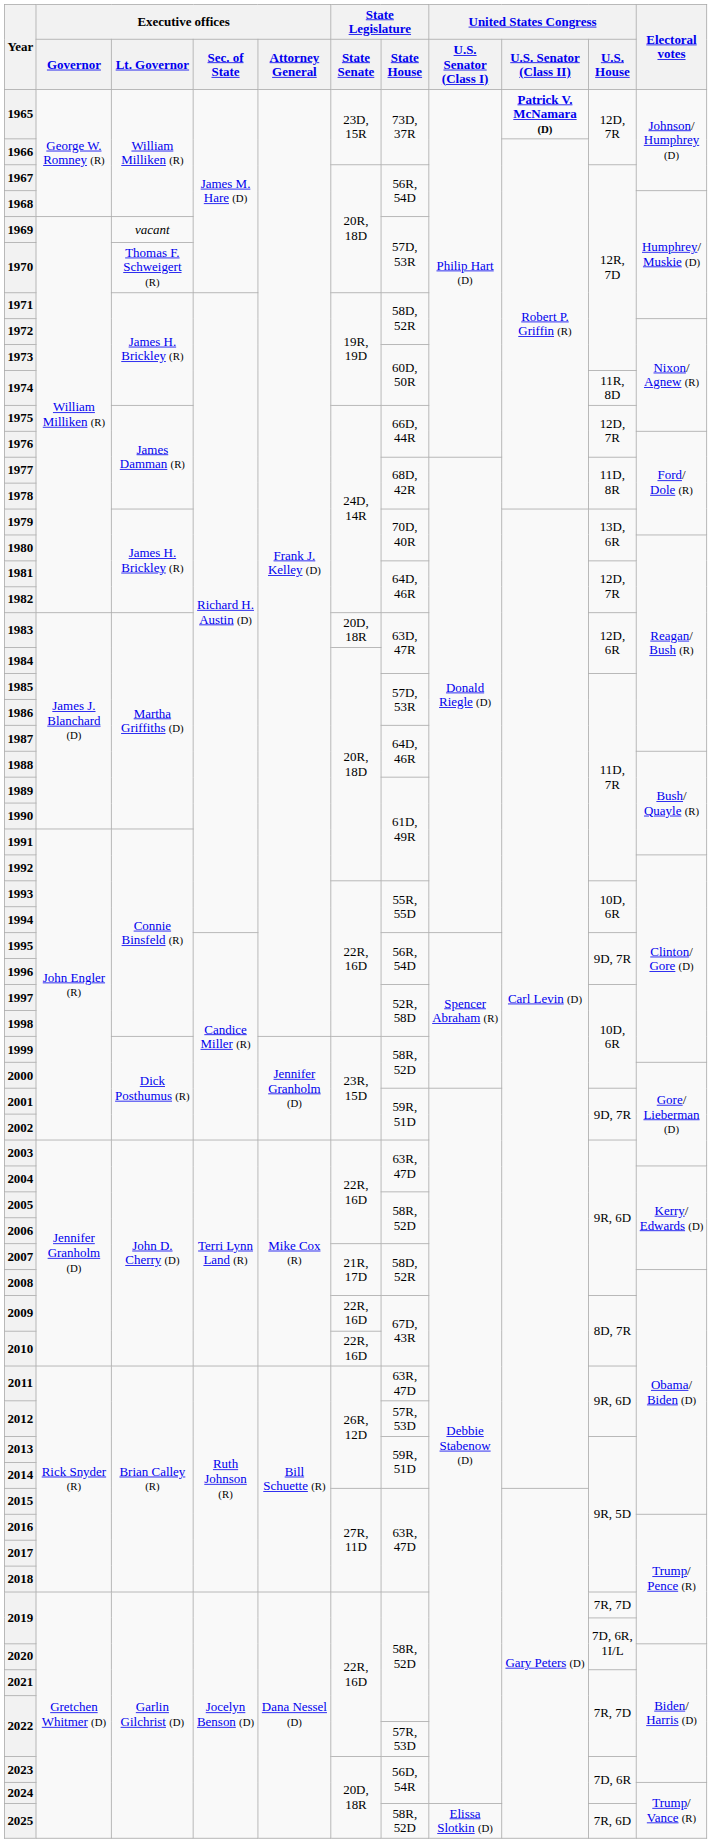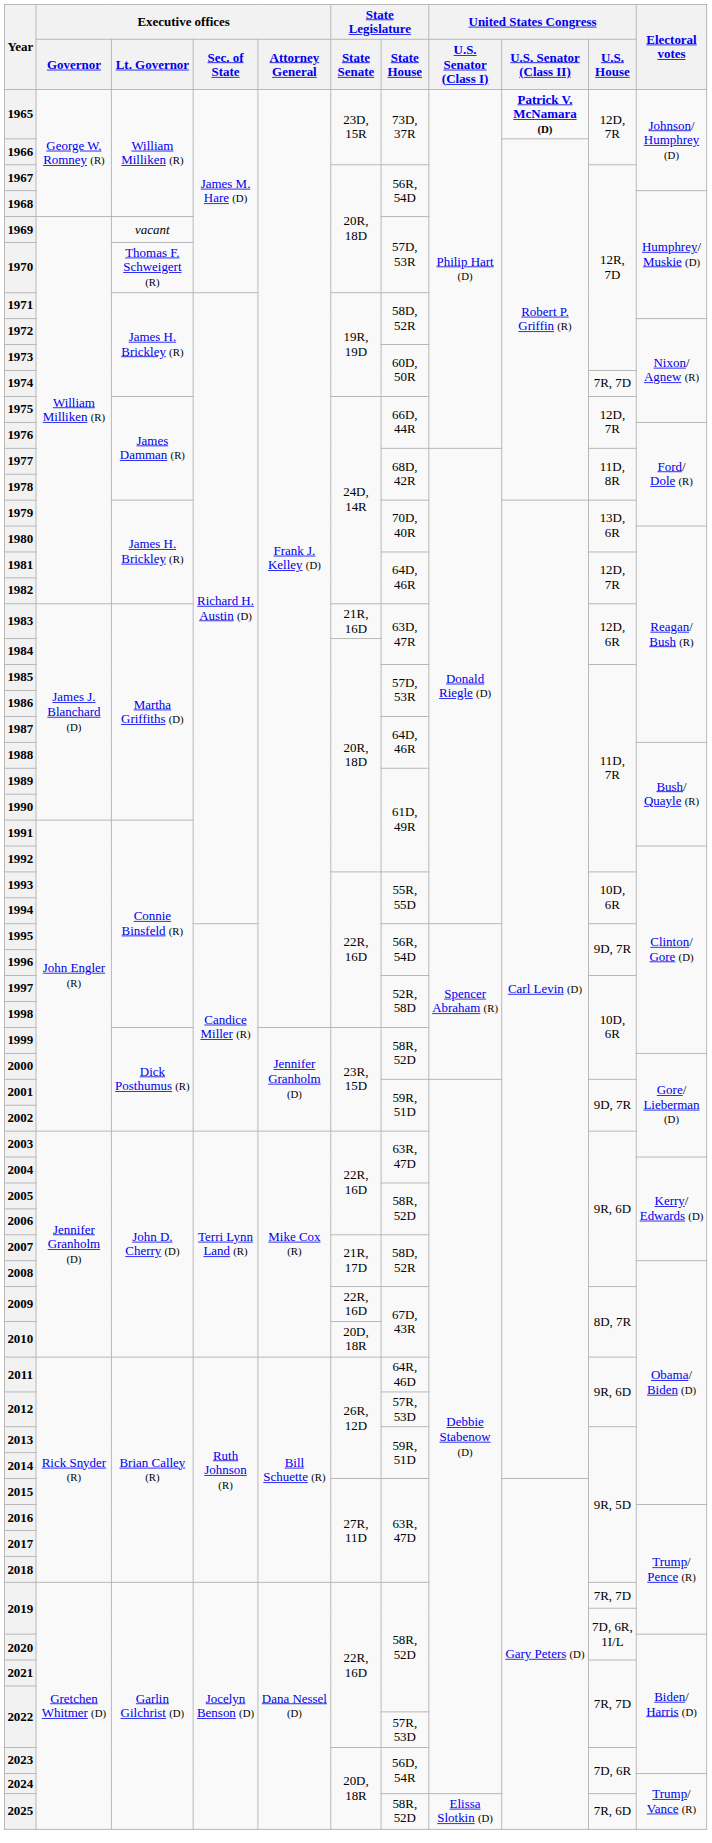(612, 387) 11R, 8D -> (612, 383) 7R, 7D
(356, 630) 20D, 18R -> (356, 621) 21R, 16D
(356, 1348) 22R, 16D -> (356, 1339) 20D, 18R
(405, 1383) 63R, 47D -> (405, 1374) 64R, 46D
